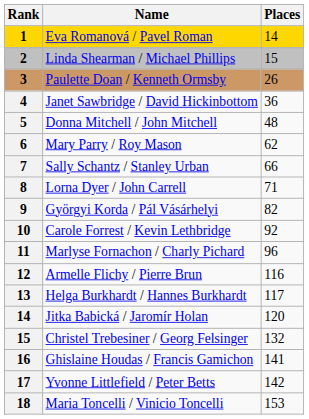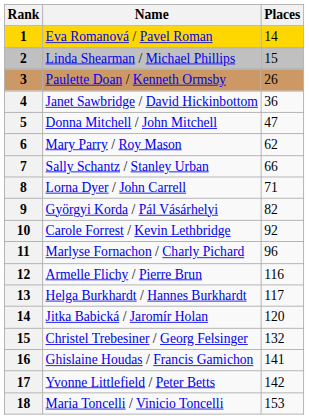(271, 123) 48 -> (271, 123) 47
